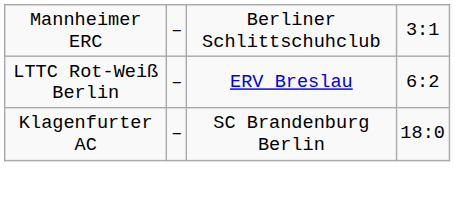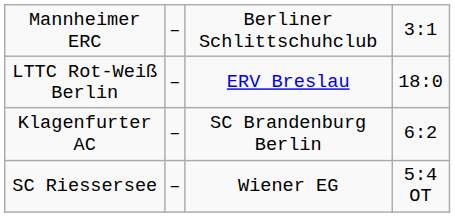(423, 82) 6:2 -> (421, 82) 18:0
(423, 134) 18:0 -> (421, 134) 6:2
+ row: (85, 186)
